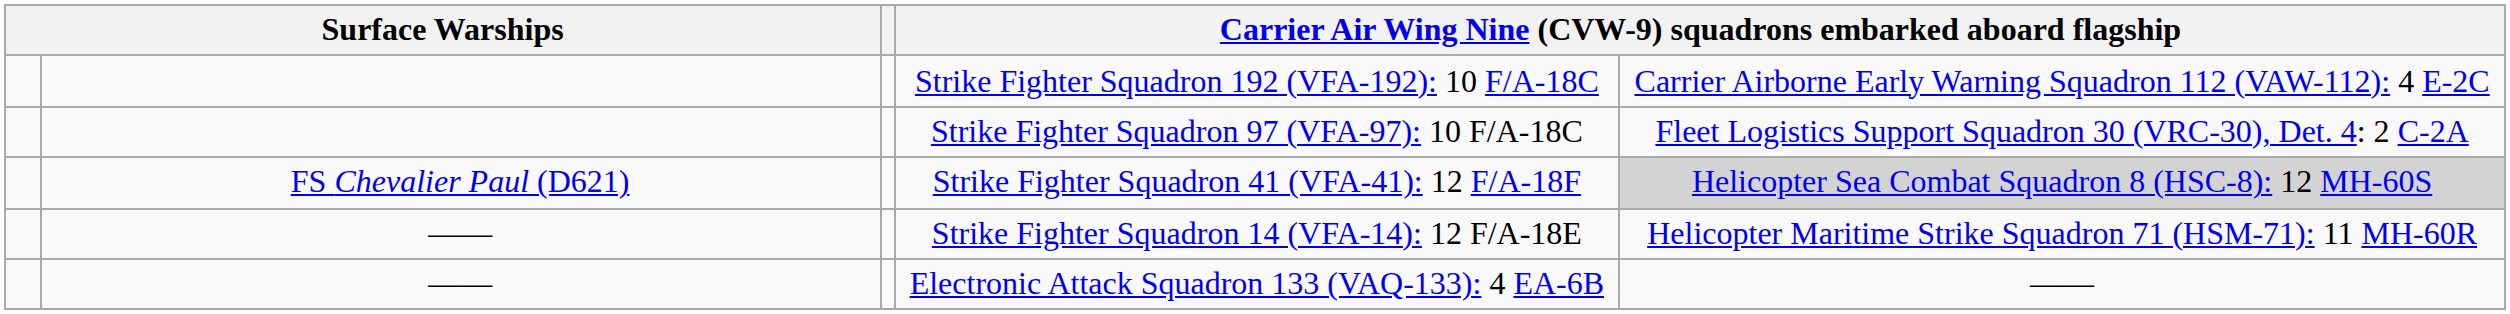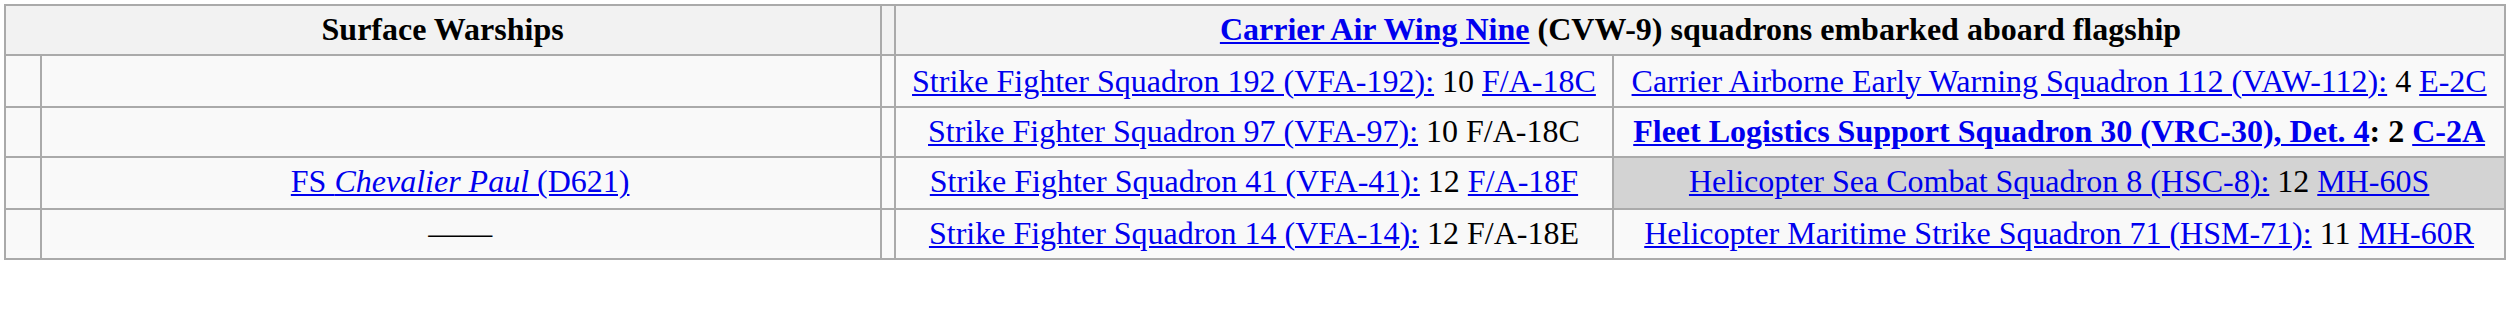(2062, 131) normal -> (2059, 131) bold
- row: (1257, 283)
